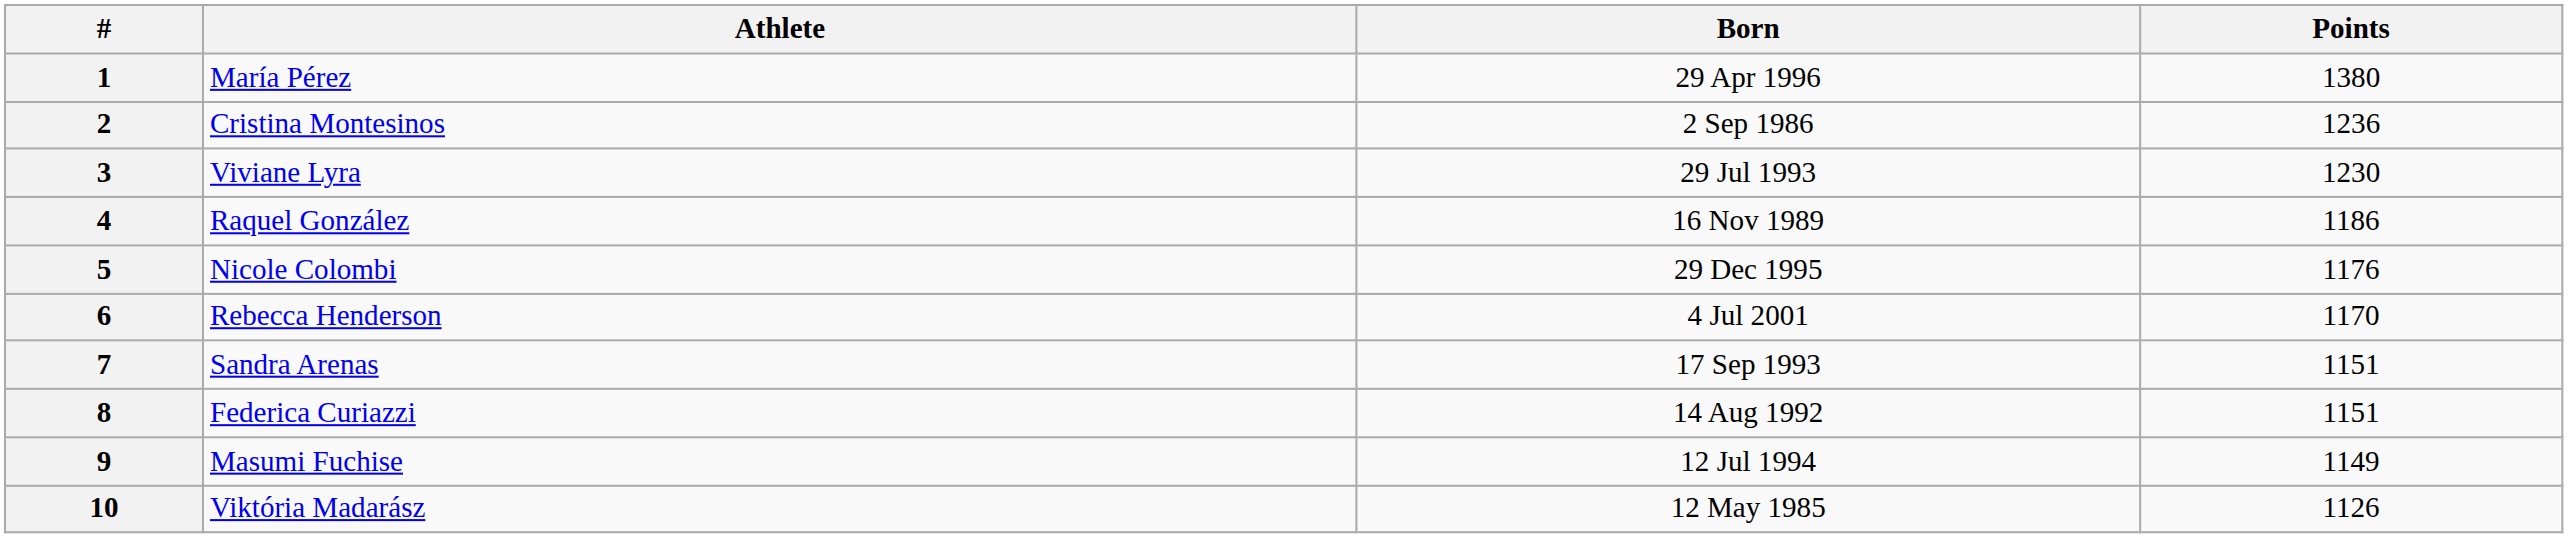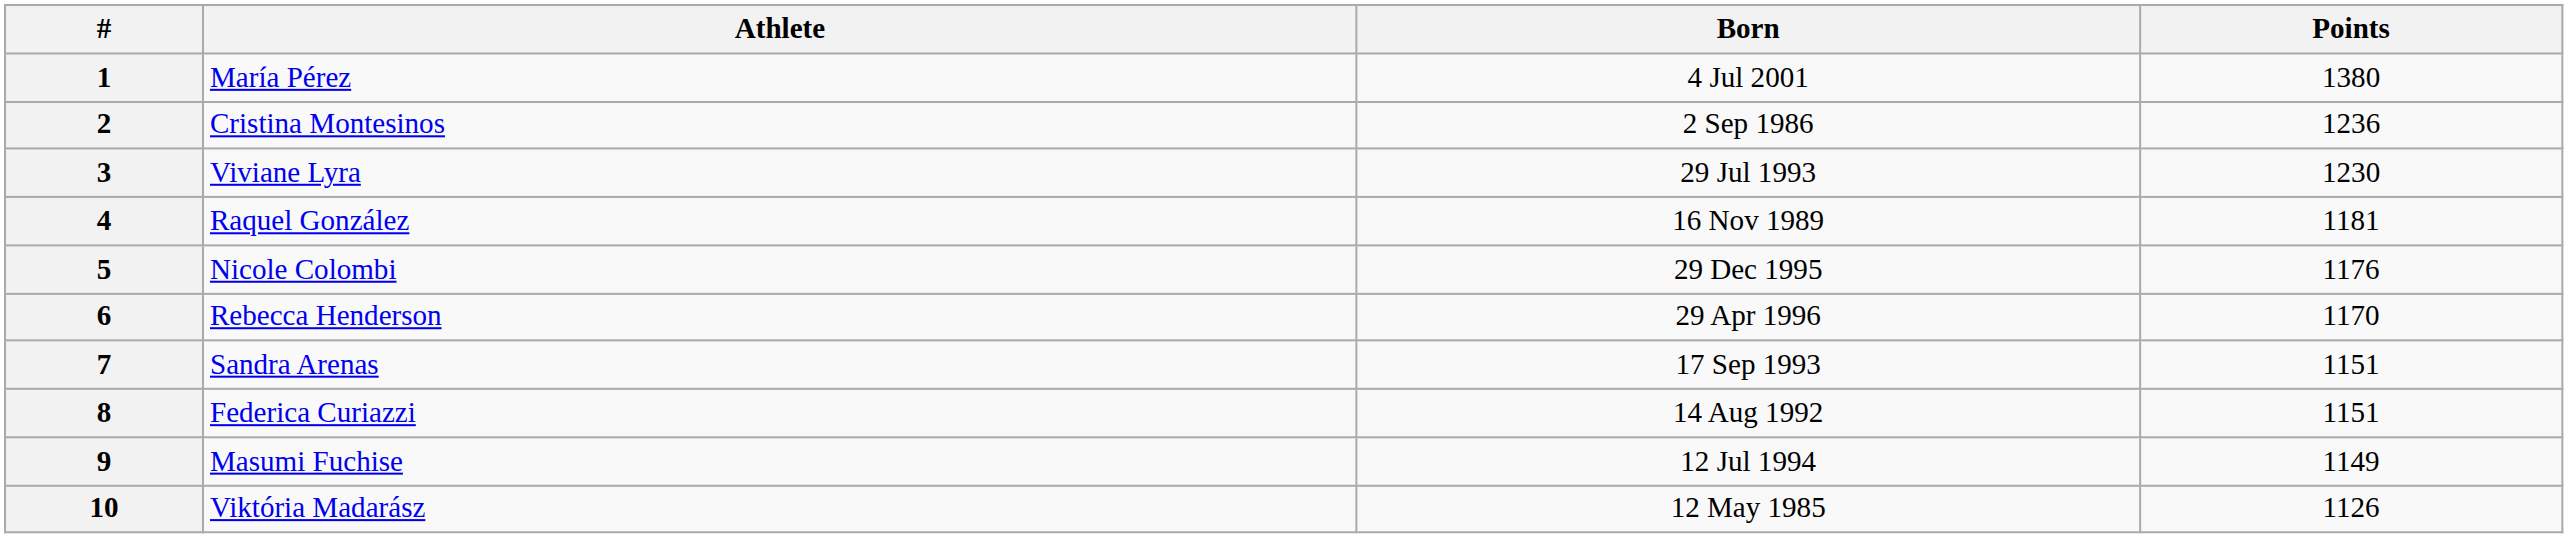(1748, 76) 29 Apr 1996 -> (1748, 76) 4 Jul 2001
(2351, 220) 1186 -> (2351, 220) 1181
(1748, 316) 4 Jul 2001 -> (1748, 316) 29 Apr 1996
